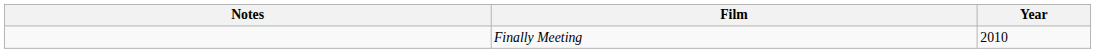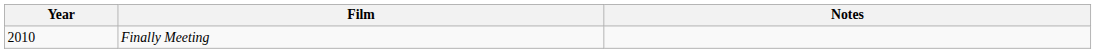columns swapped: (1034, 15) <-> (248, 15)
